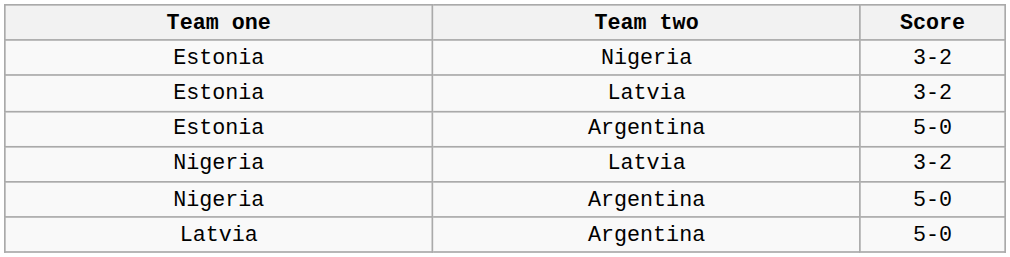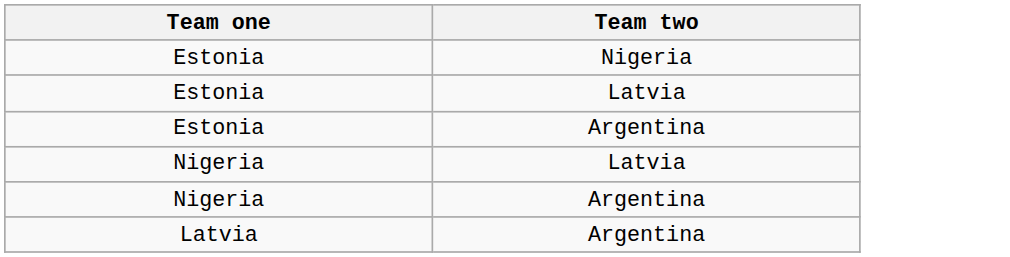- column: (932, 23)
